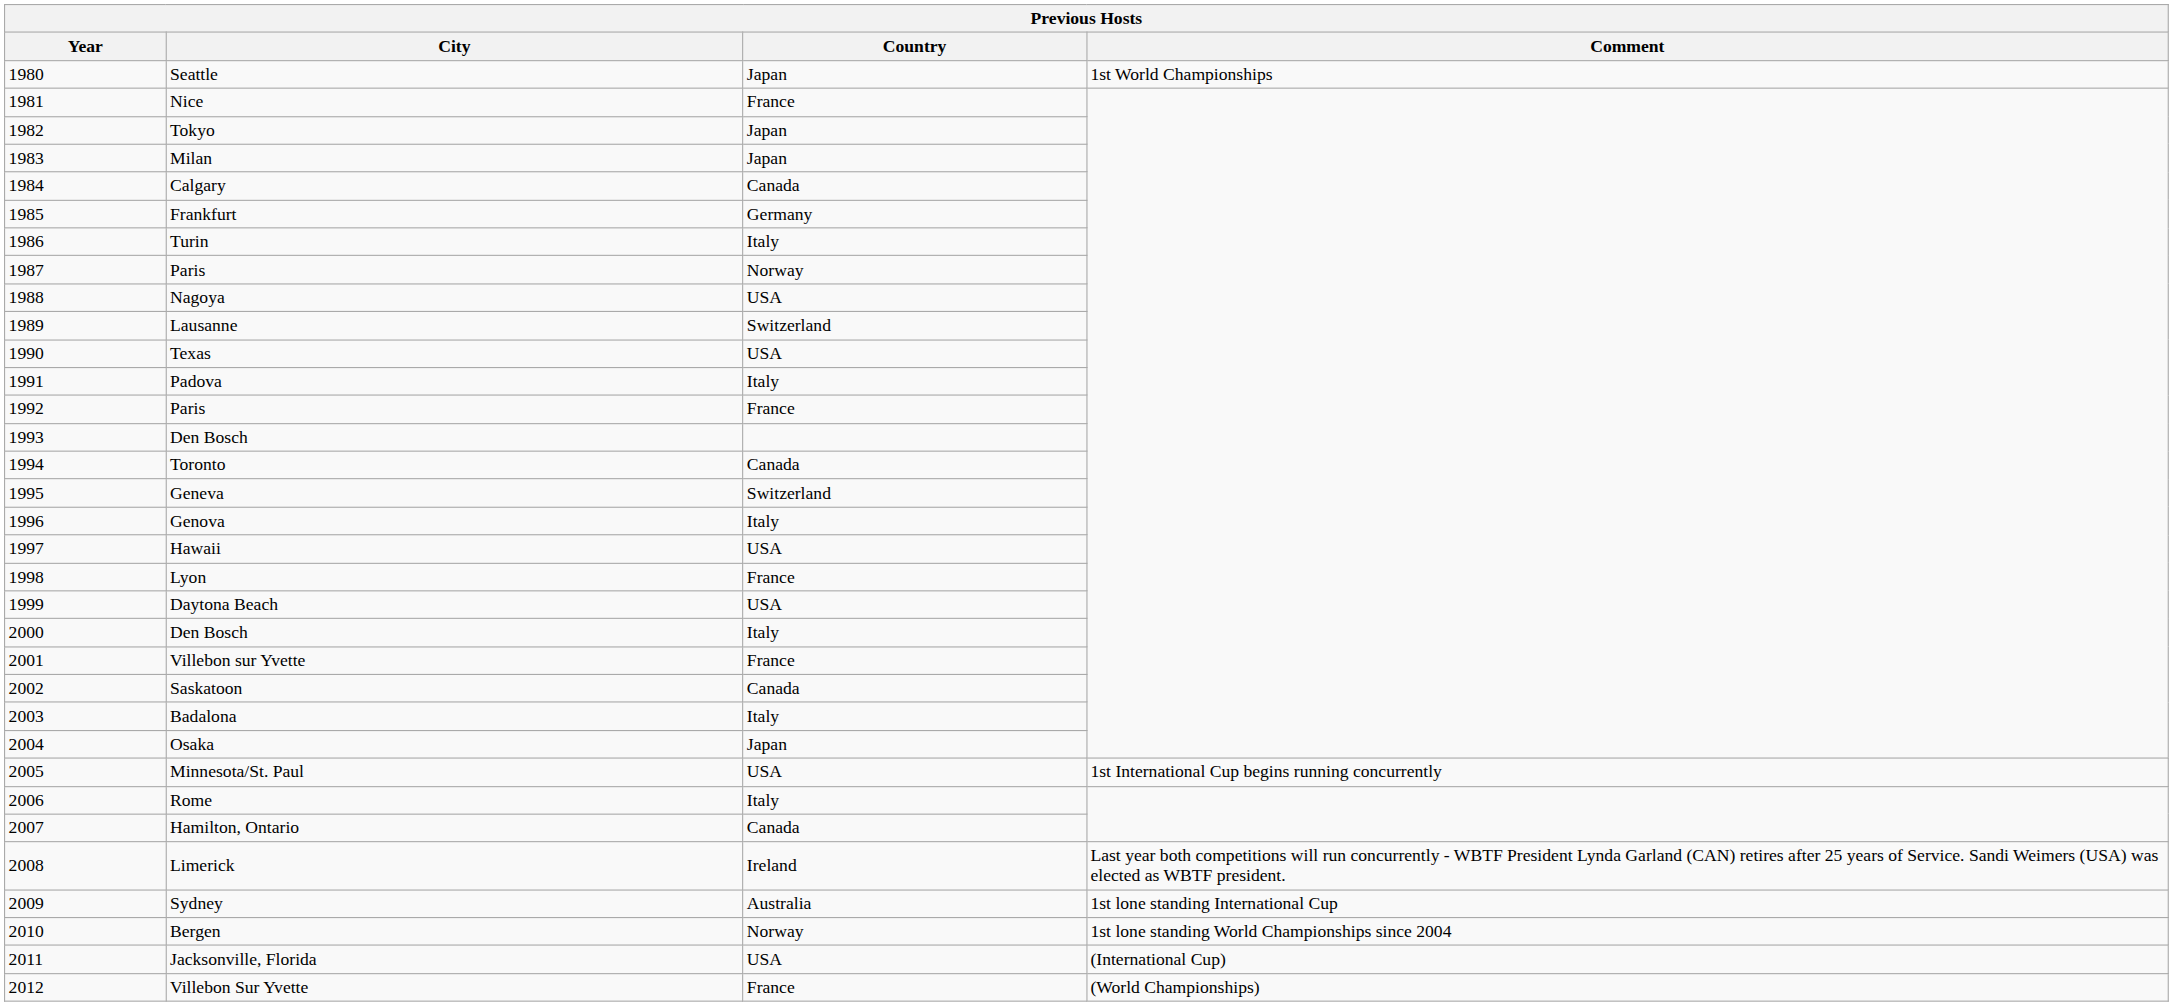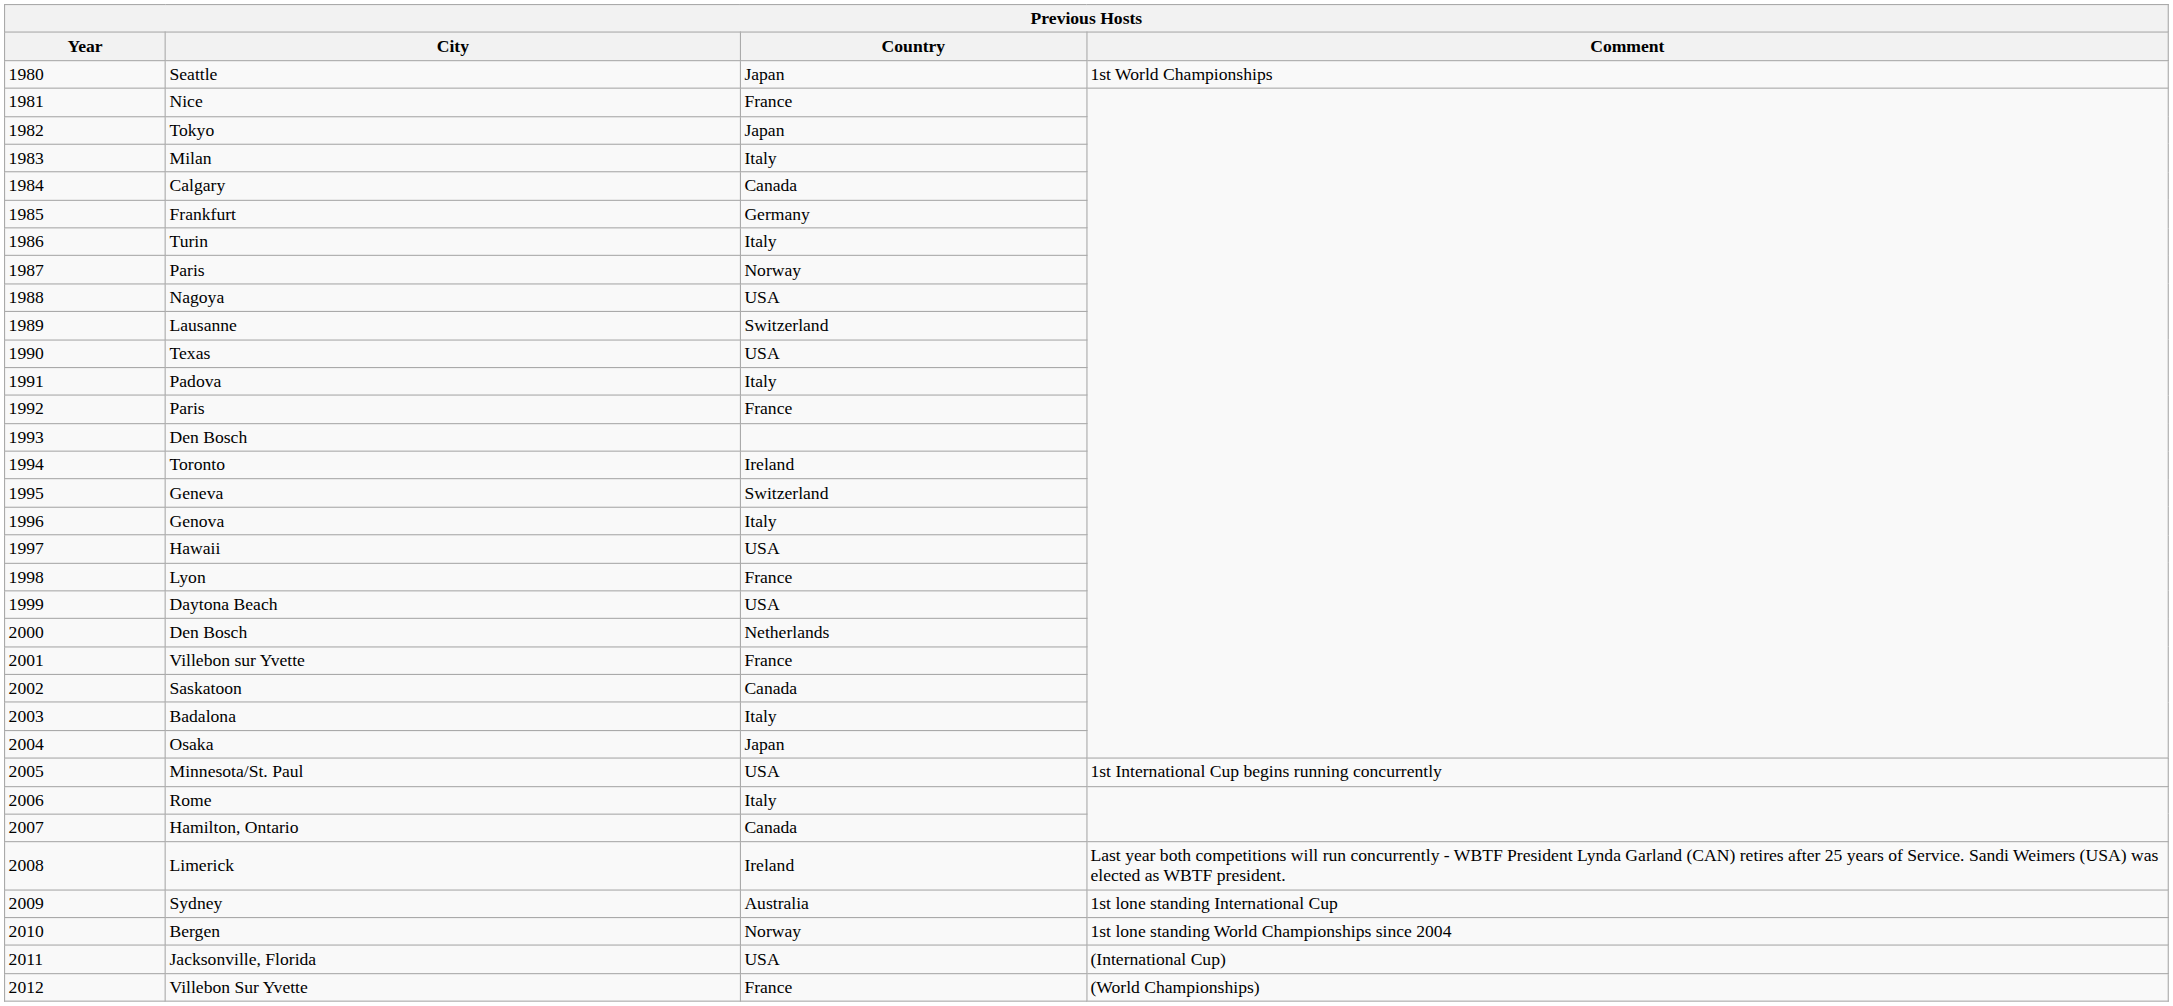(767, 158) Japan -> (761, 158) Italy
(773, 465) Canada -> (769, 465) Ireland
(763, 632) Italy -> (787, 632) Netherlands
